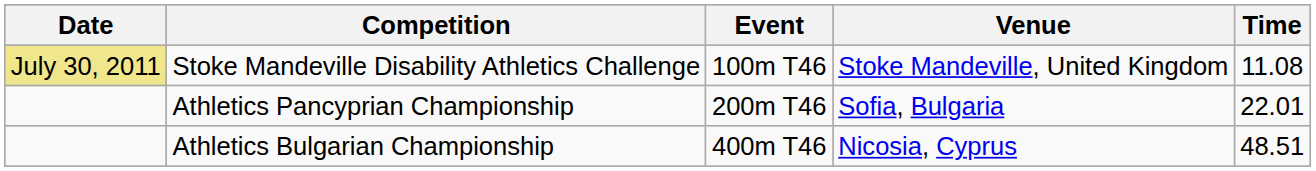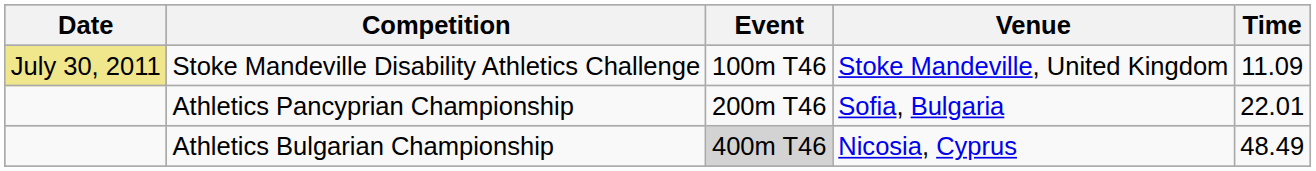(1272, 66) 11.08 -> (1272, 66) 11.09
(769, 147) no background -> (769, 147) lightgrey background
(1272, 147) 48.51 -> (1272, 147) 48.49
